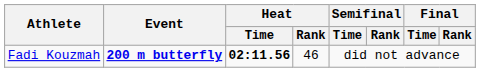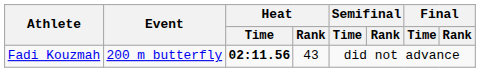(164, 56) bold -> (164, 56) normal
(311, 56) 46 -> (311, 56) 43
